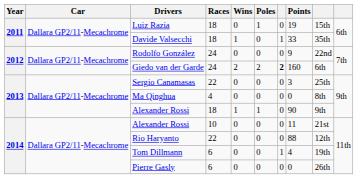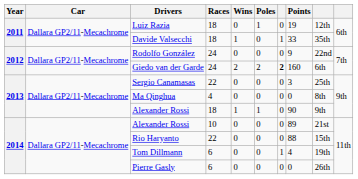(322, 25) 15th -> (322, 25) 12th
(292, 124) 11 -> (292, 124) 89
(322, 138) 12th -> (322, 138) 15th
